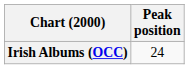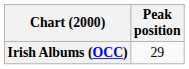(157, 52) 24 -> (157, 52) 29
